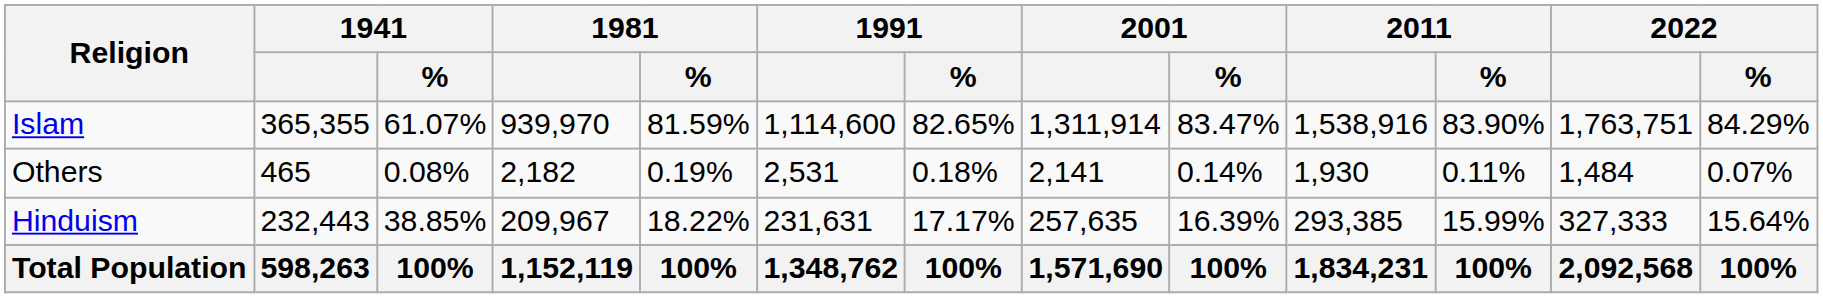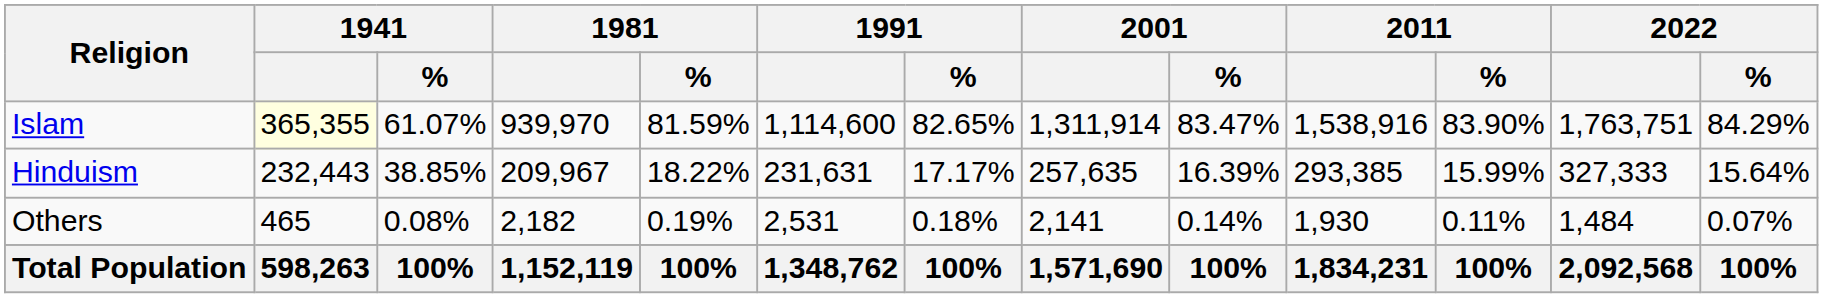(315, 124) no background -> (315, 124) lightyellow background
rows swapped: (75, 220) <-> (57, 172)
